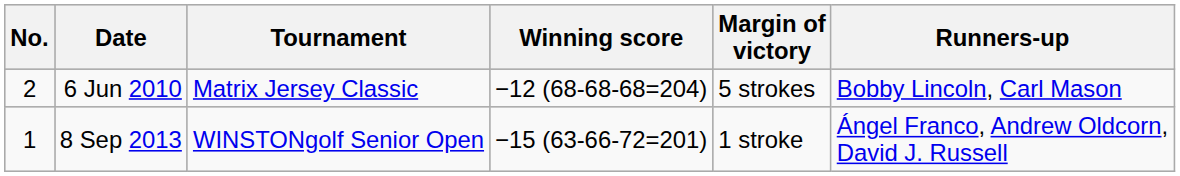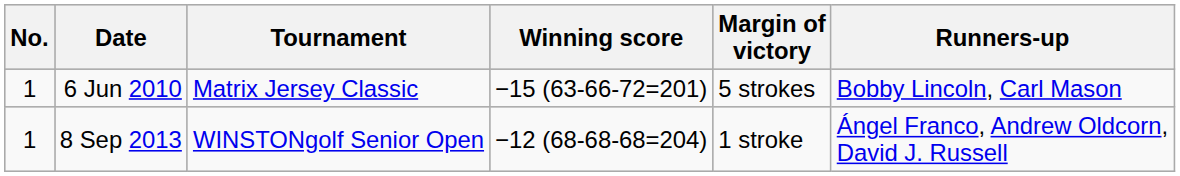(30, 88) 2 -> (30, 88) 1
(601, 88) −12 (68-68-68=204) -> (601, 88) −15 (63-66-72=201)
(601, 139) −15 (63-66-72=201) -> (601, 139) −12 (68-68-68=204)
